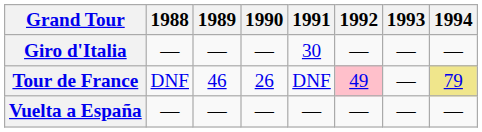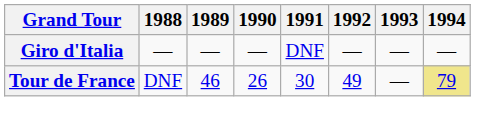(312, 50) 30 -> (305, 50) DNF
(312, 80) DNF -> (305, 80) 30
(359, 80) pink background -> (352, 80) no background
- row: (75, 111)
